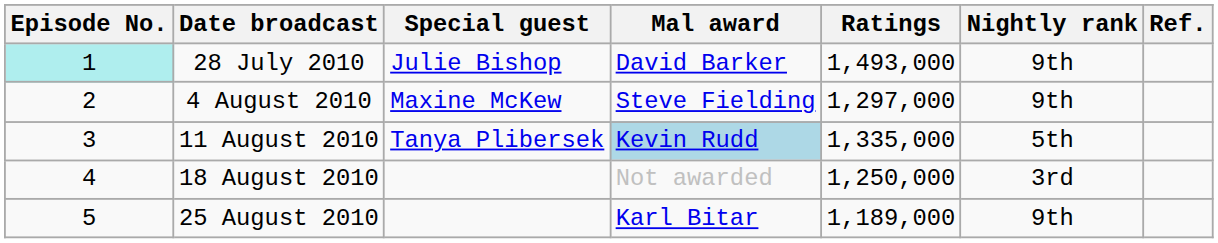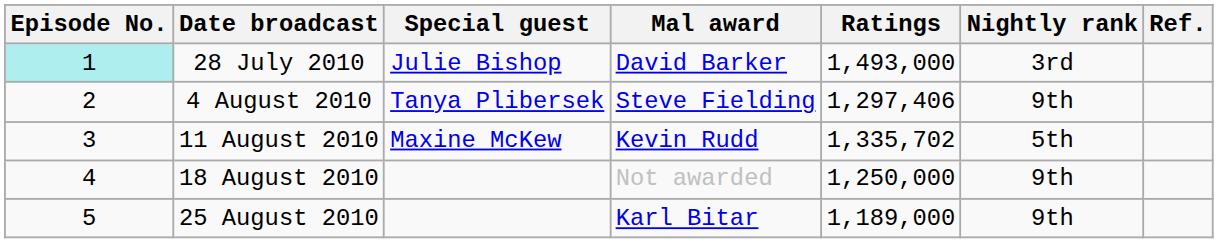(1052, 63) 9th -> (1052, 63) 3rd
(476, 102) Maxine McKew -> (497, 102) Tanya Plibersek
(891, 102) 1,297,000 -> (891, 102) 1,297,406
(497, 141) Tanya Plibersek -> (476, 141) Maxine McKew
(687, 141) lightblue background -> (687, 141) no background
(891, 141) 1,335,000 -> (891, 141) 1,335,702
(1052, 179) 3rd -> (1052, 179) 9th
